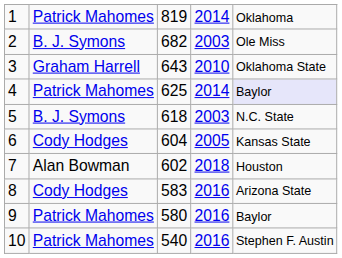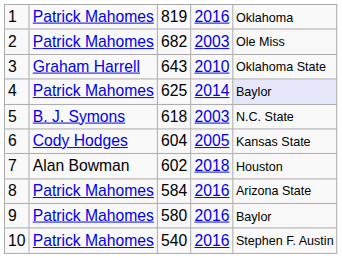(212, 16) 2014 -> (212, 16) 2016
(79, 41) B. J. Symons -> (93, 41) Patrick Mahomes
(80, 191) Cody Hodges -> (93, 191) Patrick Mahomes
(174, 191) 583 -> (174, 191) 584
